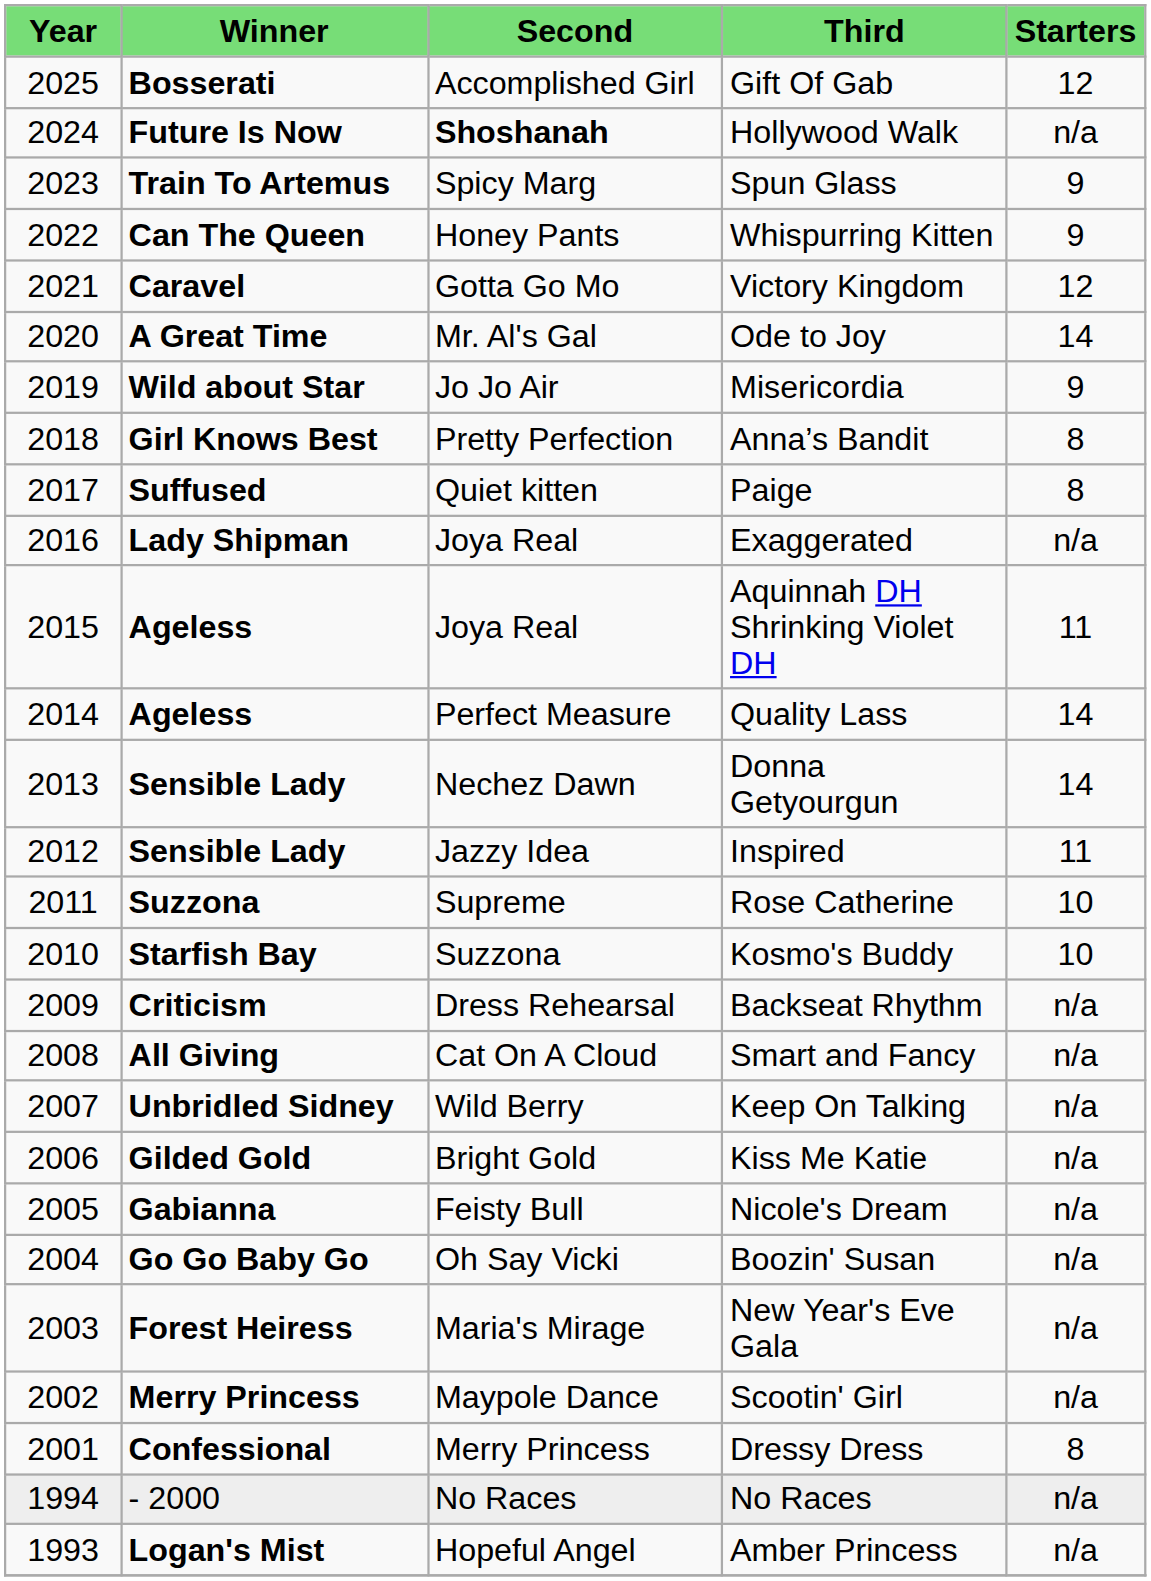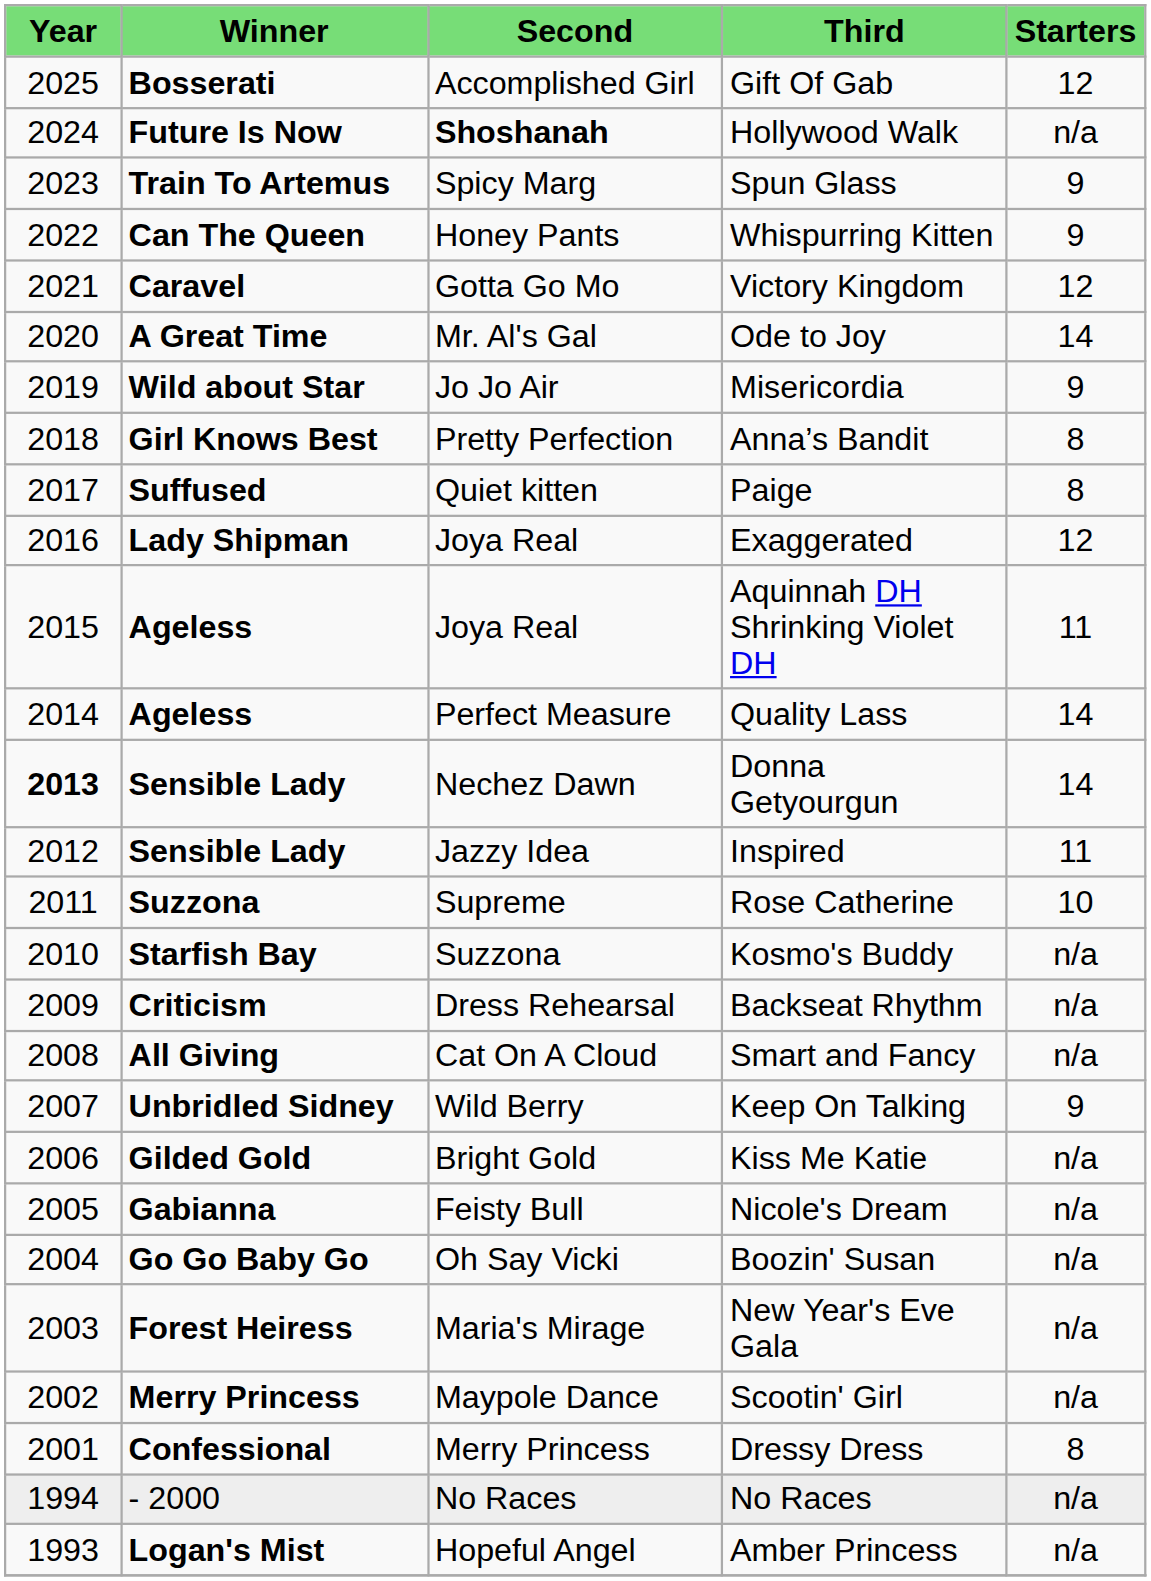(1076, 541) n/a -> (1076, 541) 12
(63, 783) normal -> (63, 783) bold
(1076, 954) 10 -> (1076, 954) n/a
(1076, 1107) n/a -> (1076, 1107) 9
